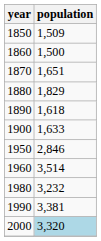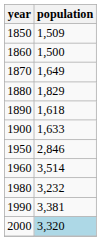(51, 71) 1,651 -> (51, 71) 1,649
